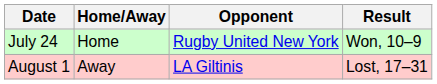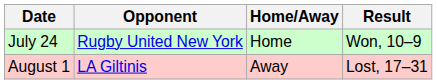columns swapped: (256, 16) <-> (122, 16)
